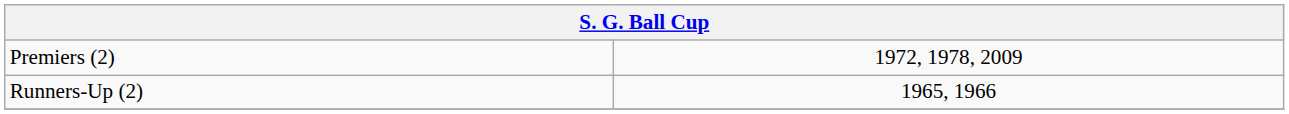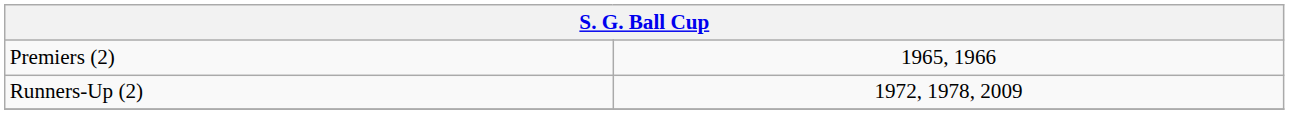(949, 57) 1972, 1978, 2009 -> (949, 57) 1965, 1966
(949, 92) 1965, 1966 -> (949, 92) 1972, 1978, 2009
